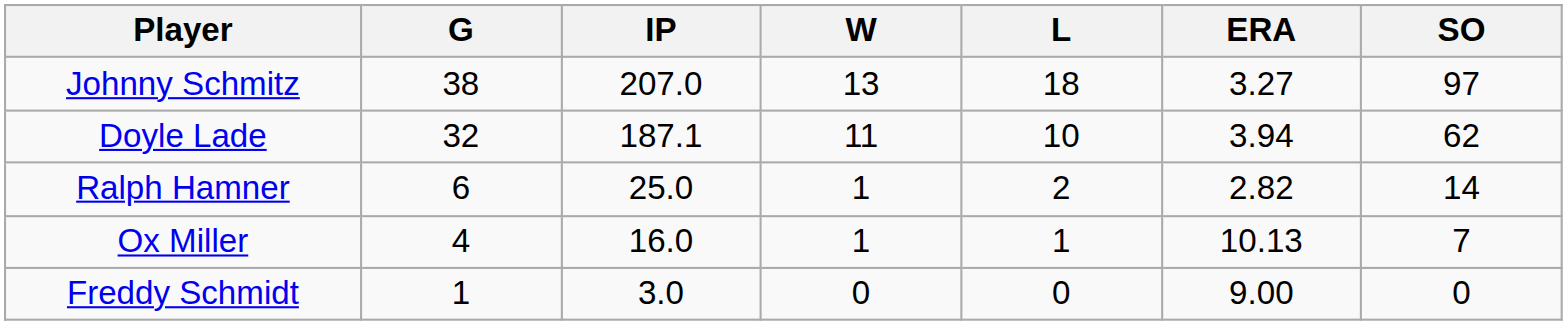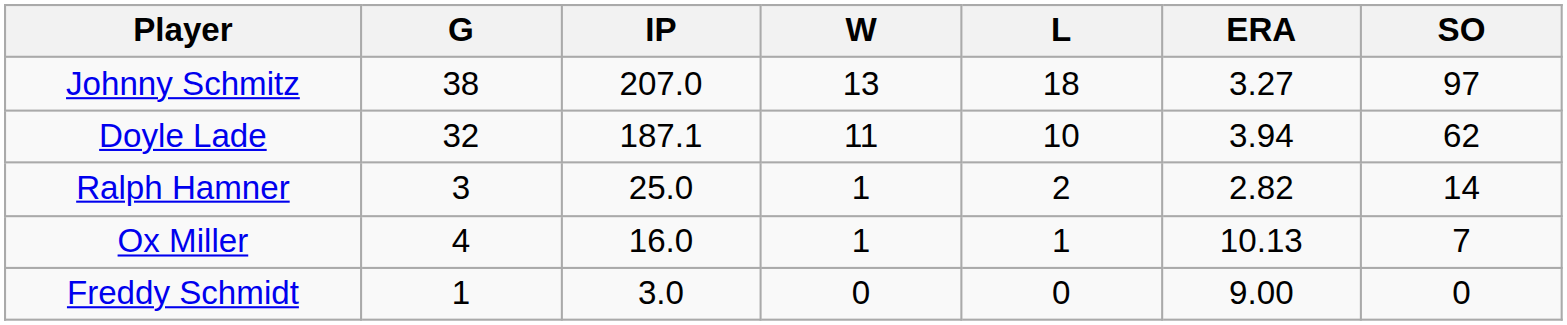(461, 188) 6 -> (461, 188) 3
